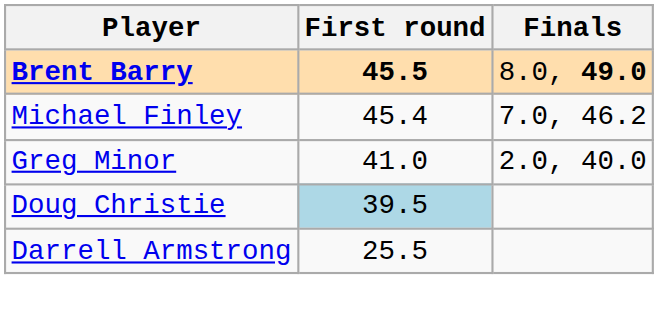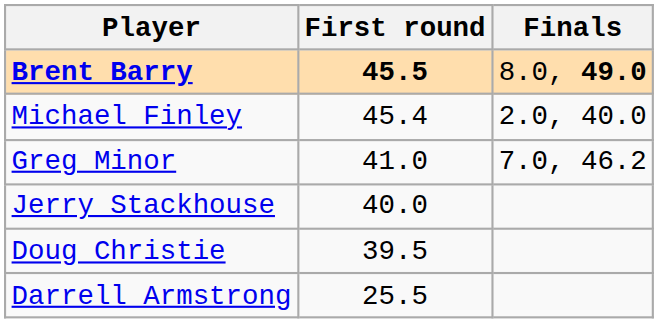(573, 117) 7.0, 46.2 -> (573, 117) 2.0, 40.0
(573, 162) 2.0, 40.0 -> (573, 162) 7.0, 46.2
+ row: (143, 206)
(395, 206) lightblue background -> (395, 251) no background
